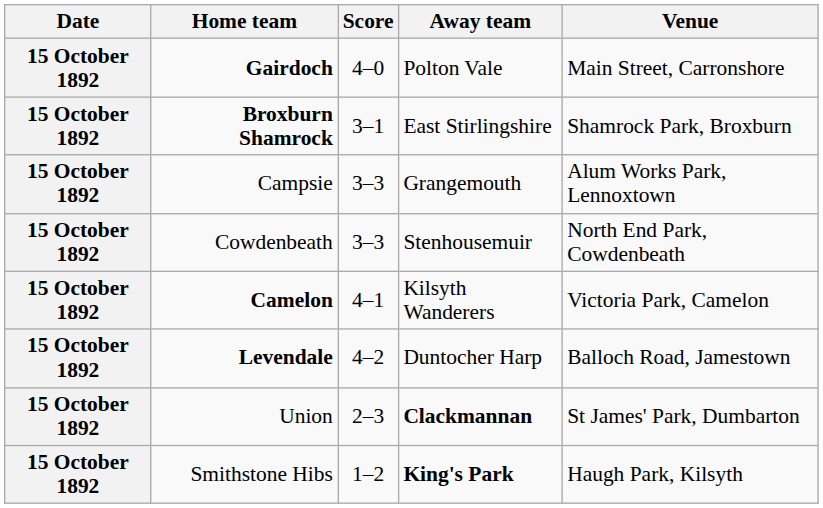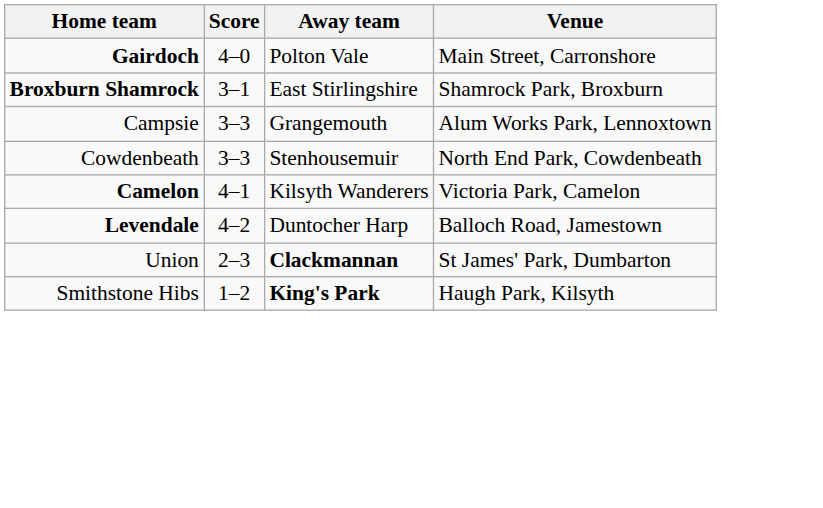- column: (78, 21)
